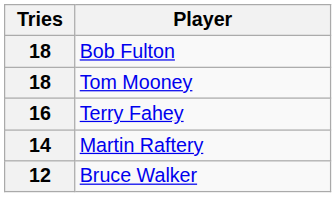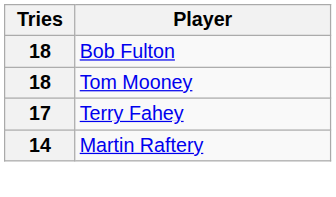(40, 113) 16 -> (40, 113) 17
- row: (138, 176)
